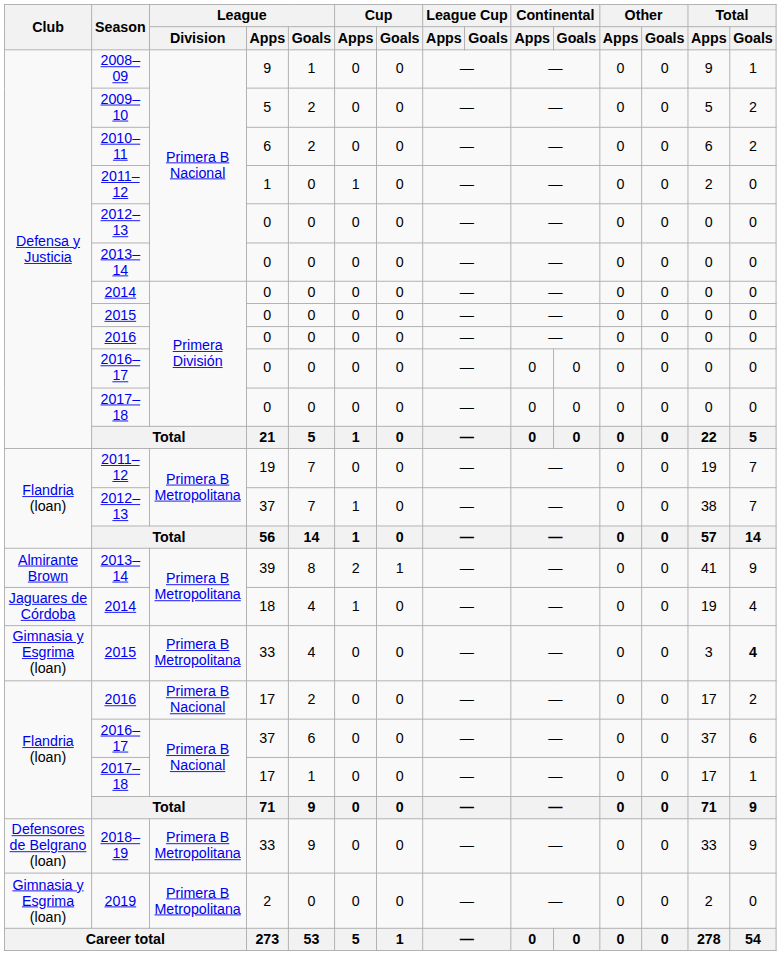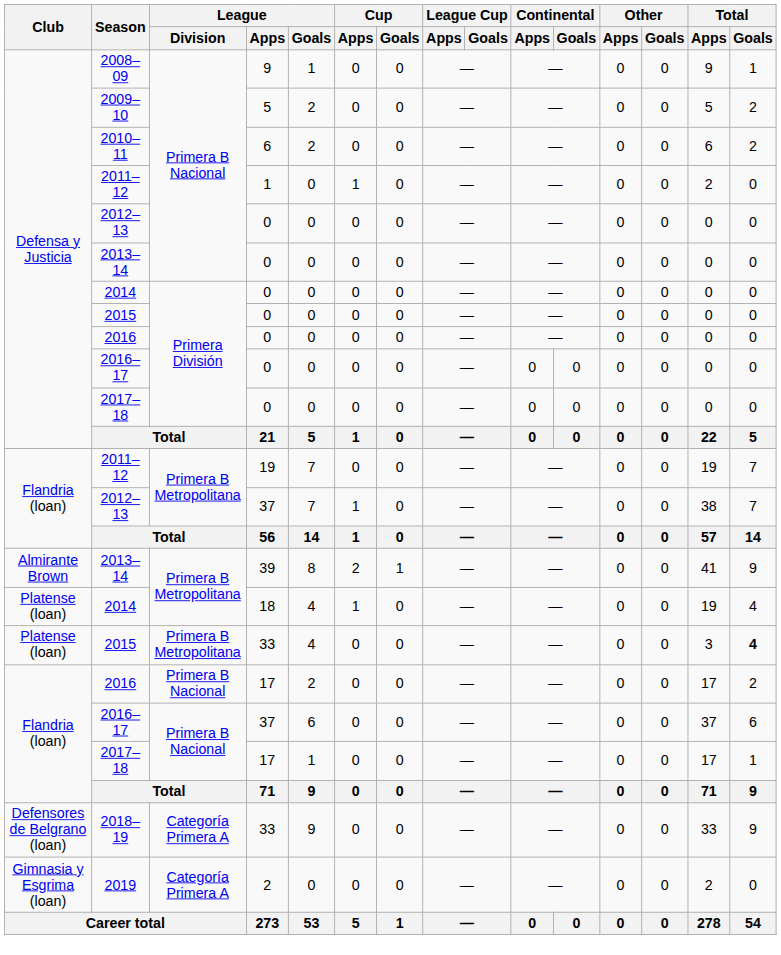(48, 606) Jaguares de Córdoba -> (48, 606) Platense (loan)
(48, 653) Gimnasia y Esgrima (loan) -> (48, 645) Platense (loan)
(198, 846) Primera B Metropolitana -> (198, 830) Categoría Primera A
(198, 900) Primera B Metropolitana -> (198, 884) Categoría Primera A
